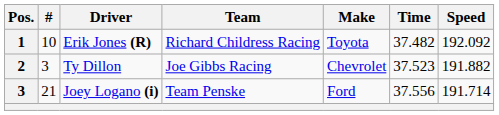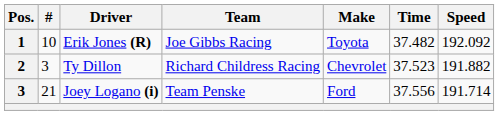(243, 41) Richard Childress Racing -> (219, 41) Joe Gibbs Racing
(219, 66) Joe Gibbs Racing -> (243, 66) Richard Childress Racing
